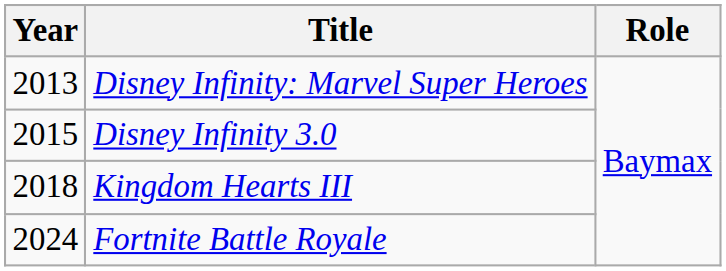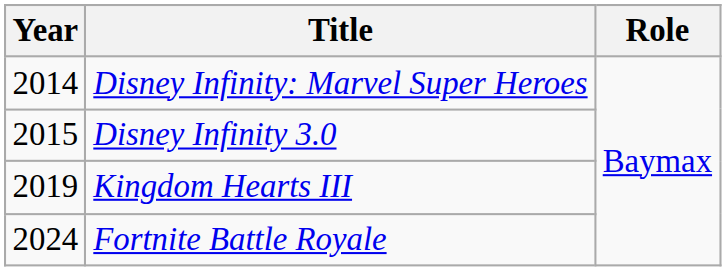(45, 82) 2013 -> (45, 82) 2014
(45, 186) 2018 -> (45, 186) 2019
